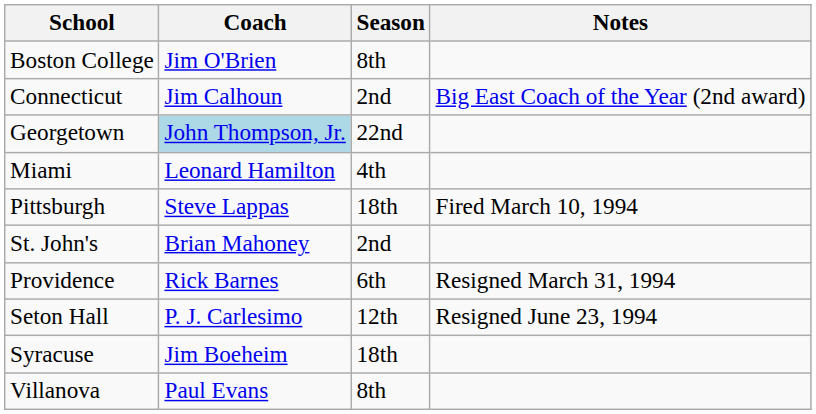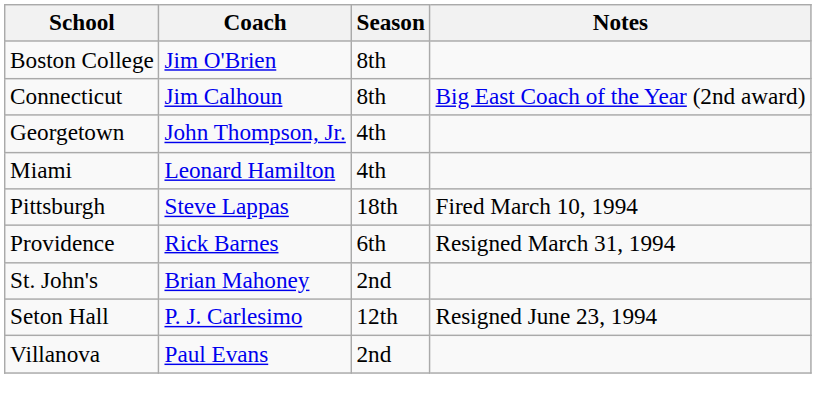(374, 96) 2nd -> (371, 96) 8th
(255, 133) lightblue background -> (255, 133) no background
(380, 133) 22nd -> (371, 133) 4th
rows swapped: (62, 280) <-> (54, 243)
- row: (52, 354)
(371, 390) 8th -> (374, 354) 2nd
